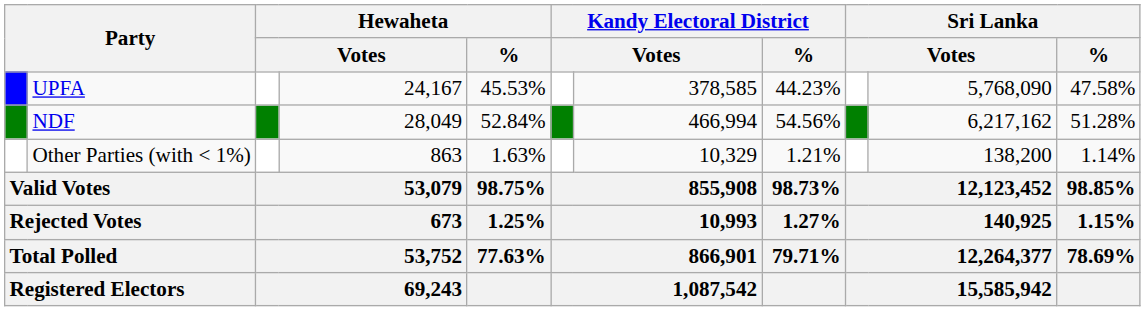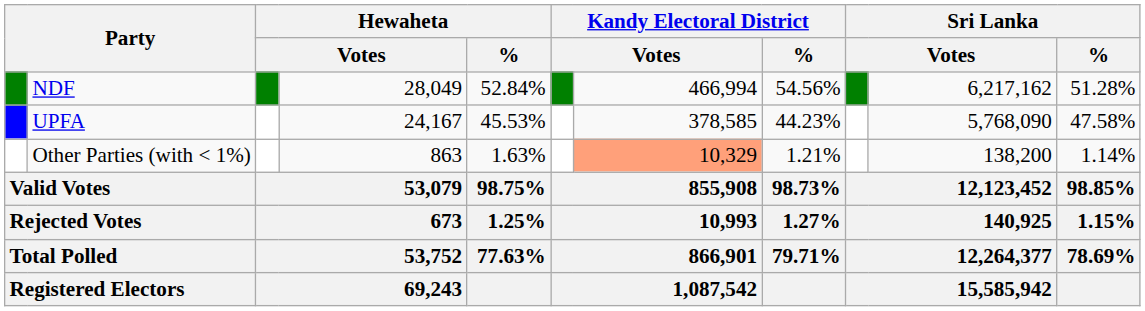rows swapped: (54, 121) <-> (59, 88)
(728, 155) no background -> (728, 155) lightsalmon background
